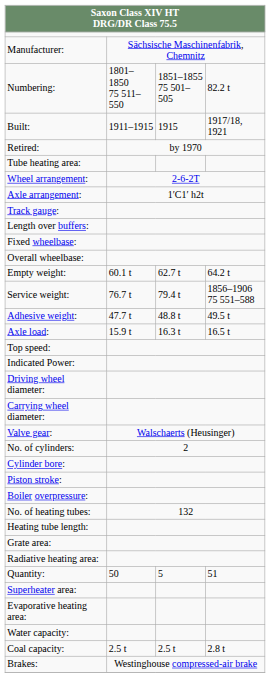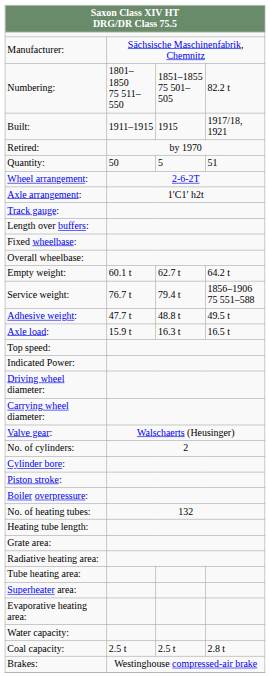rows swapped: (26, 574) <-> (44, 163)
